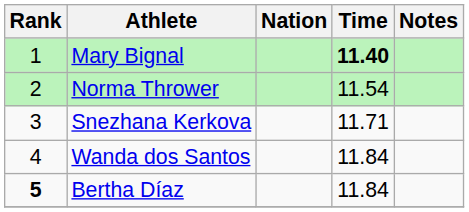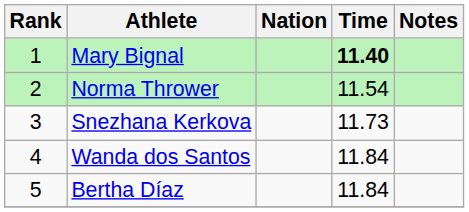(363, 122) 11.71 -> (363, 122) 11.73
(36, 190) bold -> (36, 190) normal
